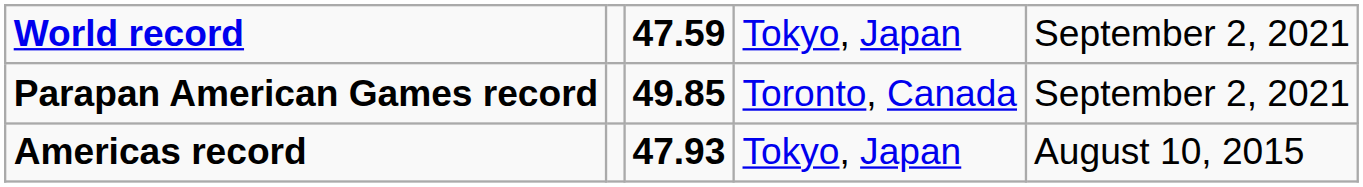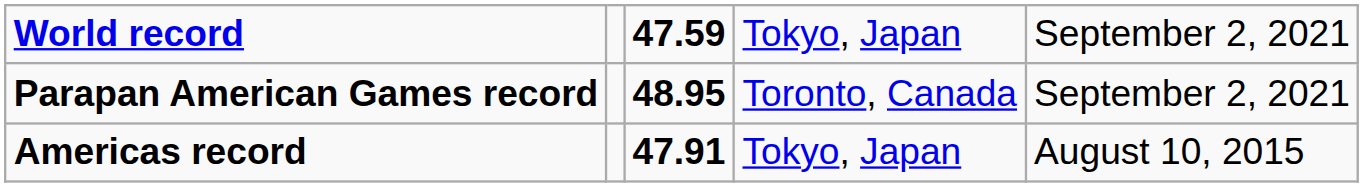(679, 92) 49.85 -> (679, 92) 48.95
(679, 151) 47.93 -> (679, 151) 47.91
